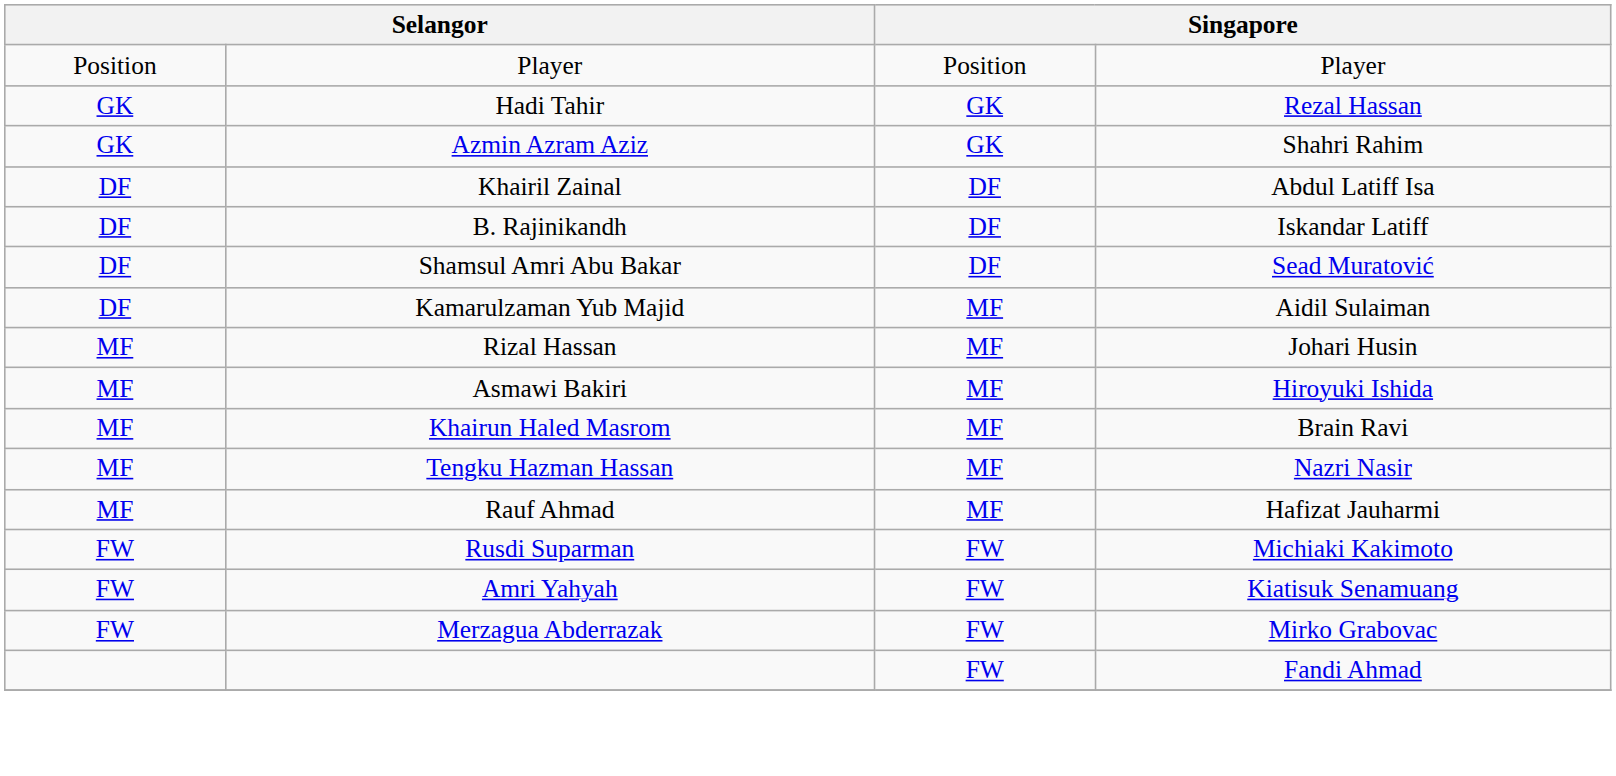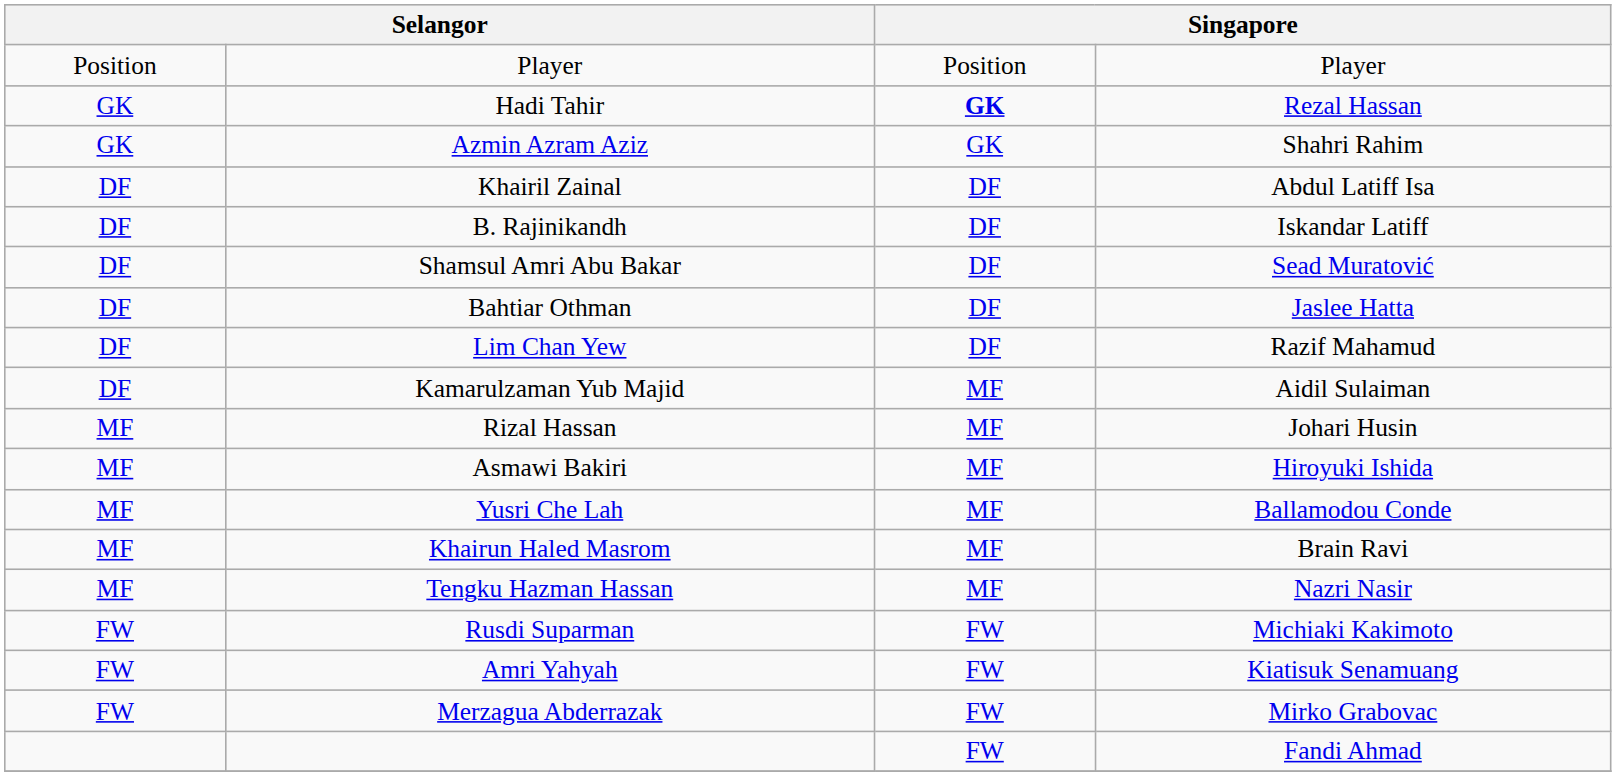(985, 105) normal -> (985, 105) bold
+ row: (550, 307)
+ row: (550, 347)
+ row: (550, 508)
- row: (550, 508)
